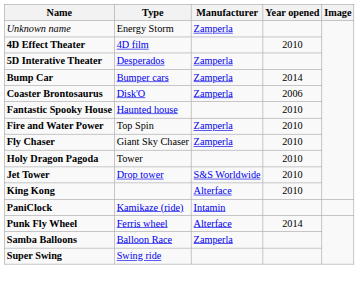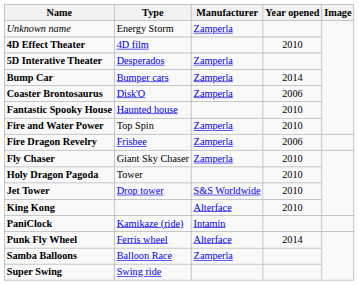+ row: (52, 142)
